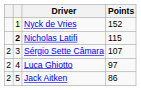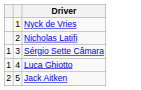- column: (121, 11)
(18, 38) bold -> (18, 38) normal
(9, 51) 2 -> (9, 51) 1
(9, 65) 2 -> (9, 65) 1
